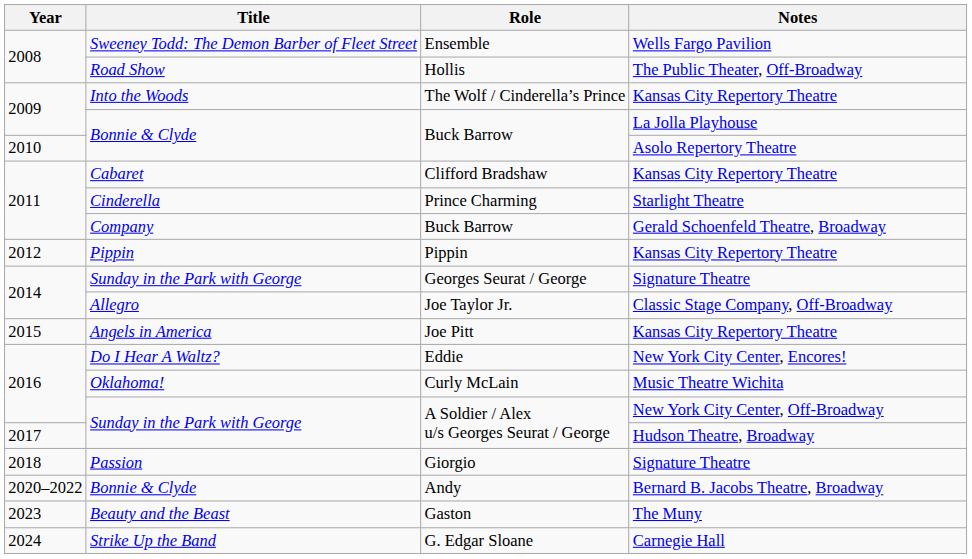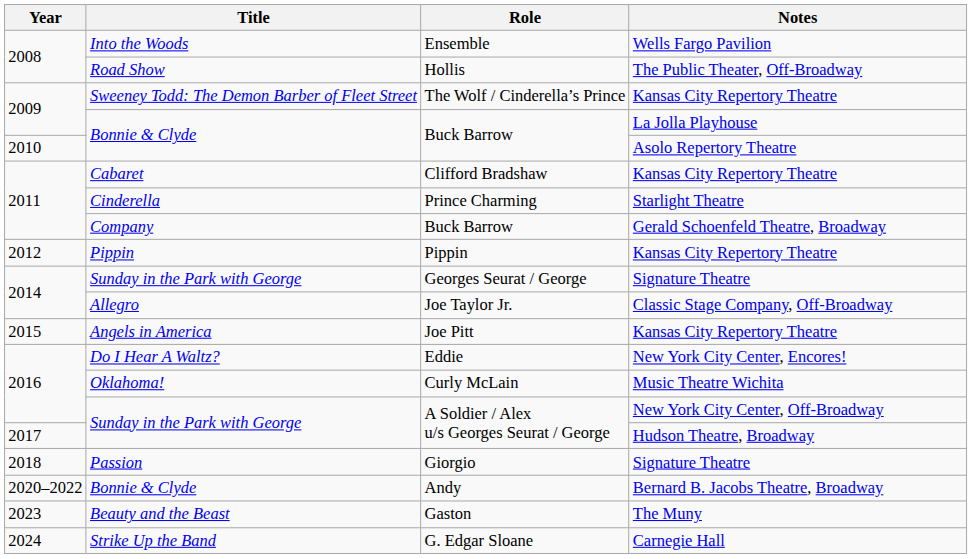(254, 43) Sweeney Todd: The Demon Barber of Fleet Street -> (139, 43) Into the Woods
(139, 95) Into the Woods -> (254, 95) Sweeney Todd: The Demon Barber of Fleet Street
